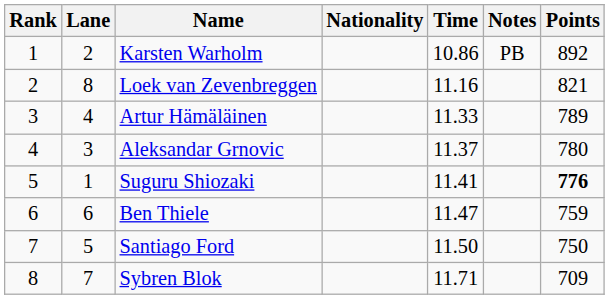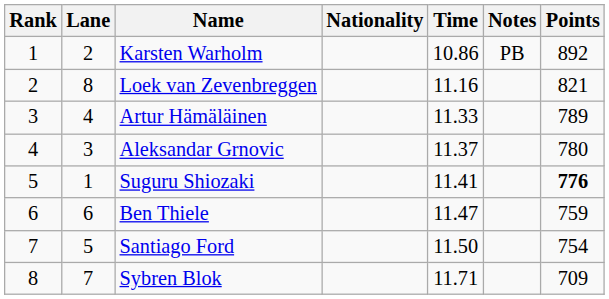(573, 246) 750 -> (573, 246) 754
